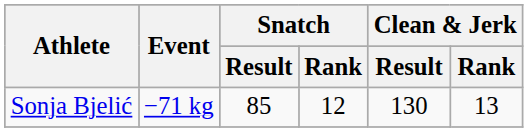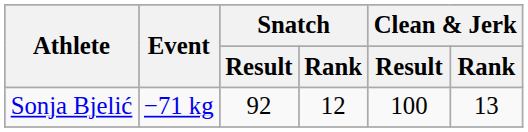(259, 107) 85 -> (259, 107) 92
(409, 107) 130 -> (409, 107) 100
